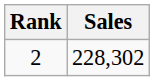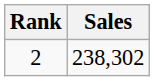(108, 57) 228,302 -> (108, 57) 238,302
